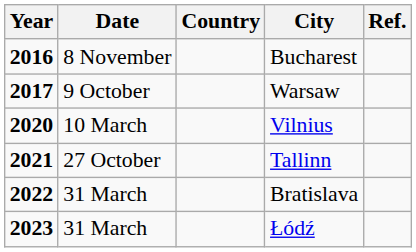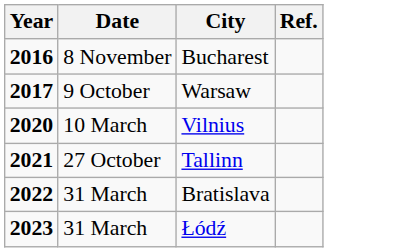- column: (221, 21)
